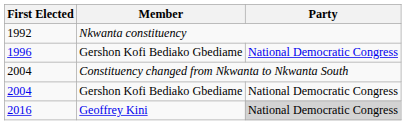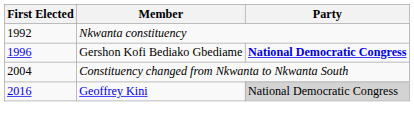(323, 52) normal -> (327, 52) bold
- row: (19, 91)
